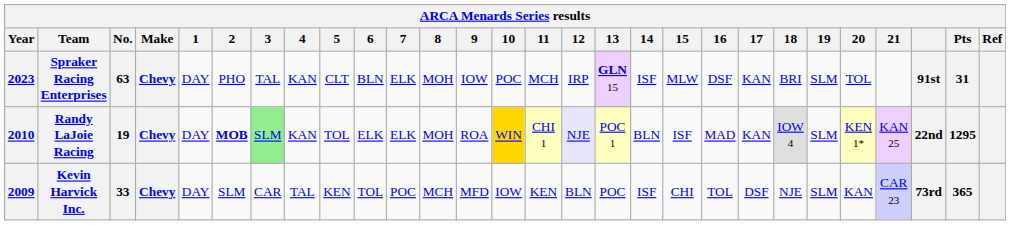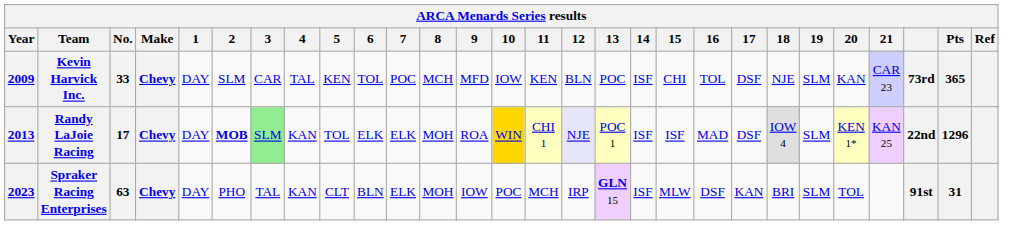rows swapped: (74, 191) <-> (74, 78)
(21, 135) 2010 -> (21, 135) 2013
(123, 135) 19 -> (123, 135) 17
(647, 135) BLN -> (643, 135) ISF
(756, 135) KAN -> (749, 135) DSF
(963, 135) 1295 -> (955, 135) 1296
